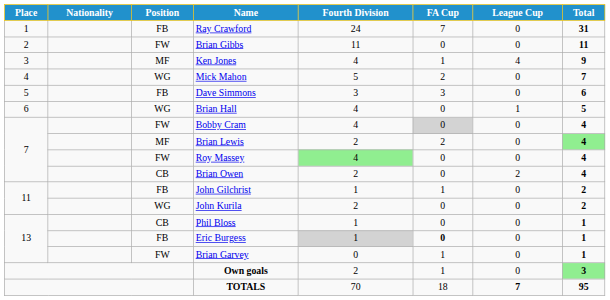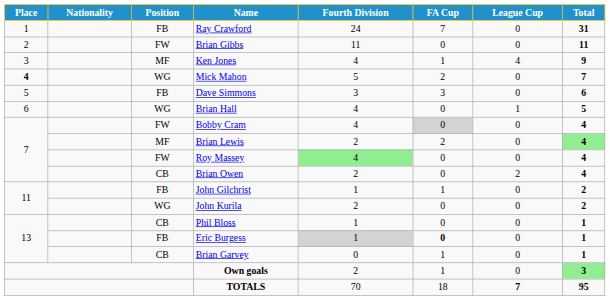(26, 77) normal -> (26, 77) bold
(162, 255) FW -> (162, 255) CB
